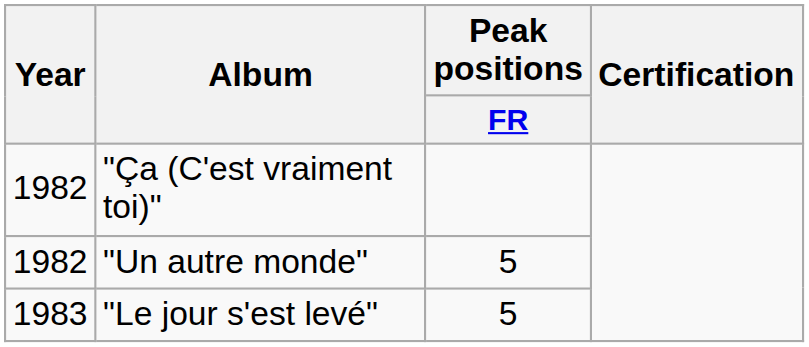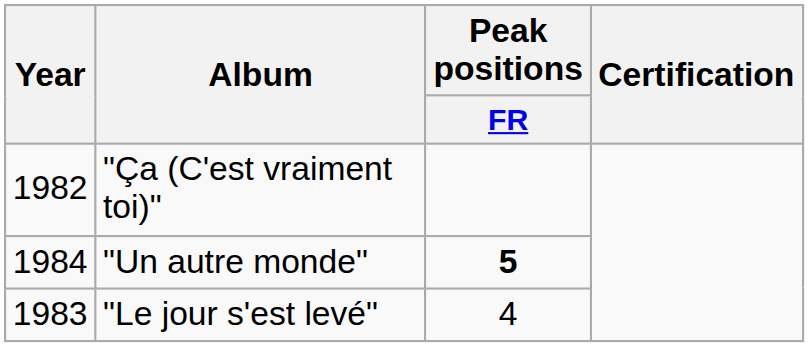(50, 261) 1982 -> (50, 261) 1984
(508, 261) normal -> (508, 261) bold
(508, 314) 5 -> (508, 314) 4
